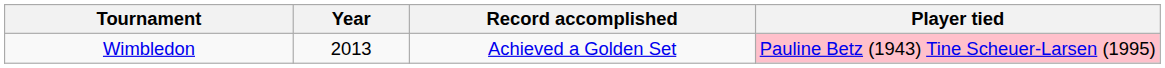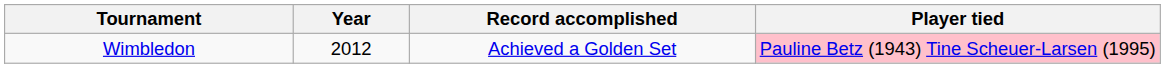(351, 48) 2013 -> (351, 48) 2012
